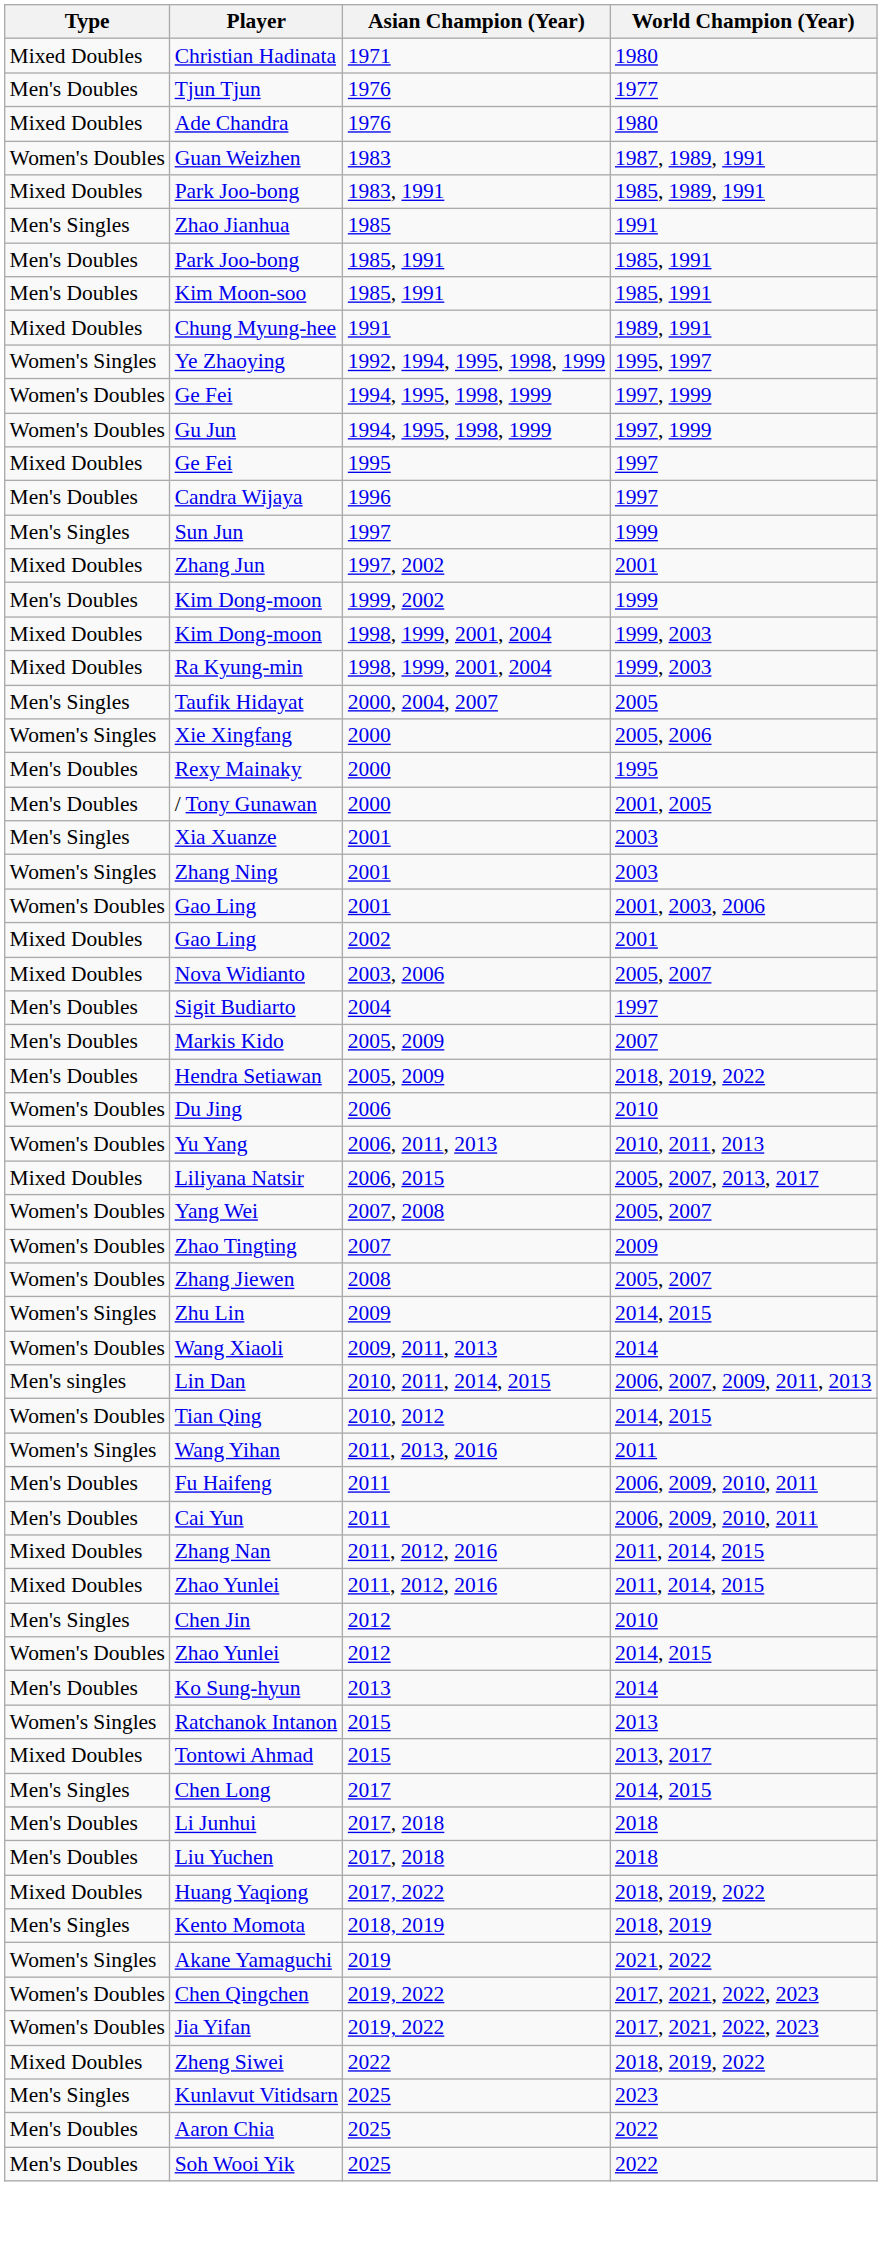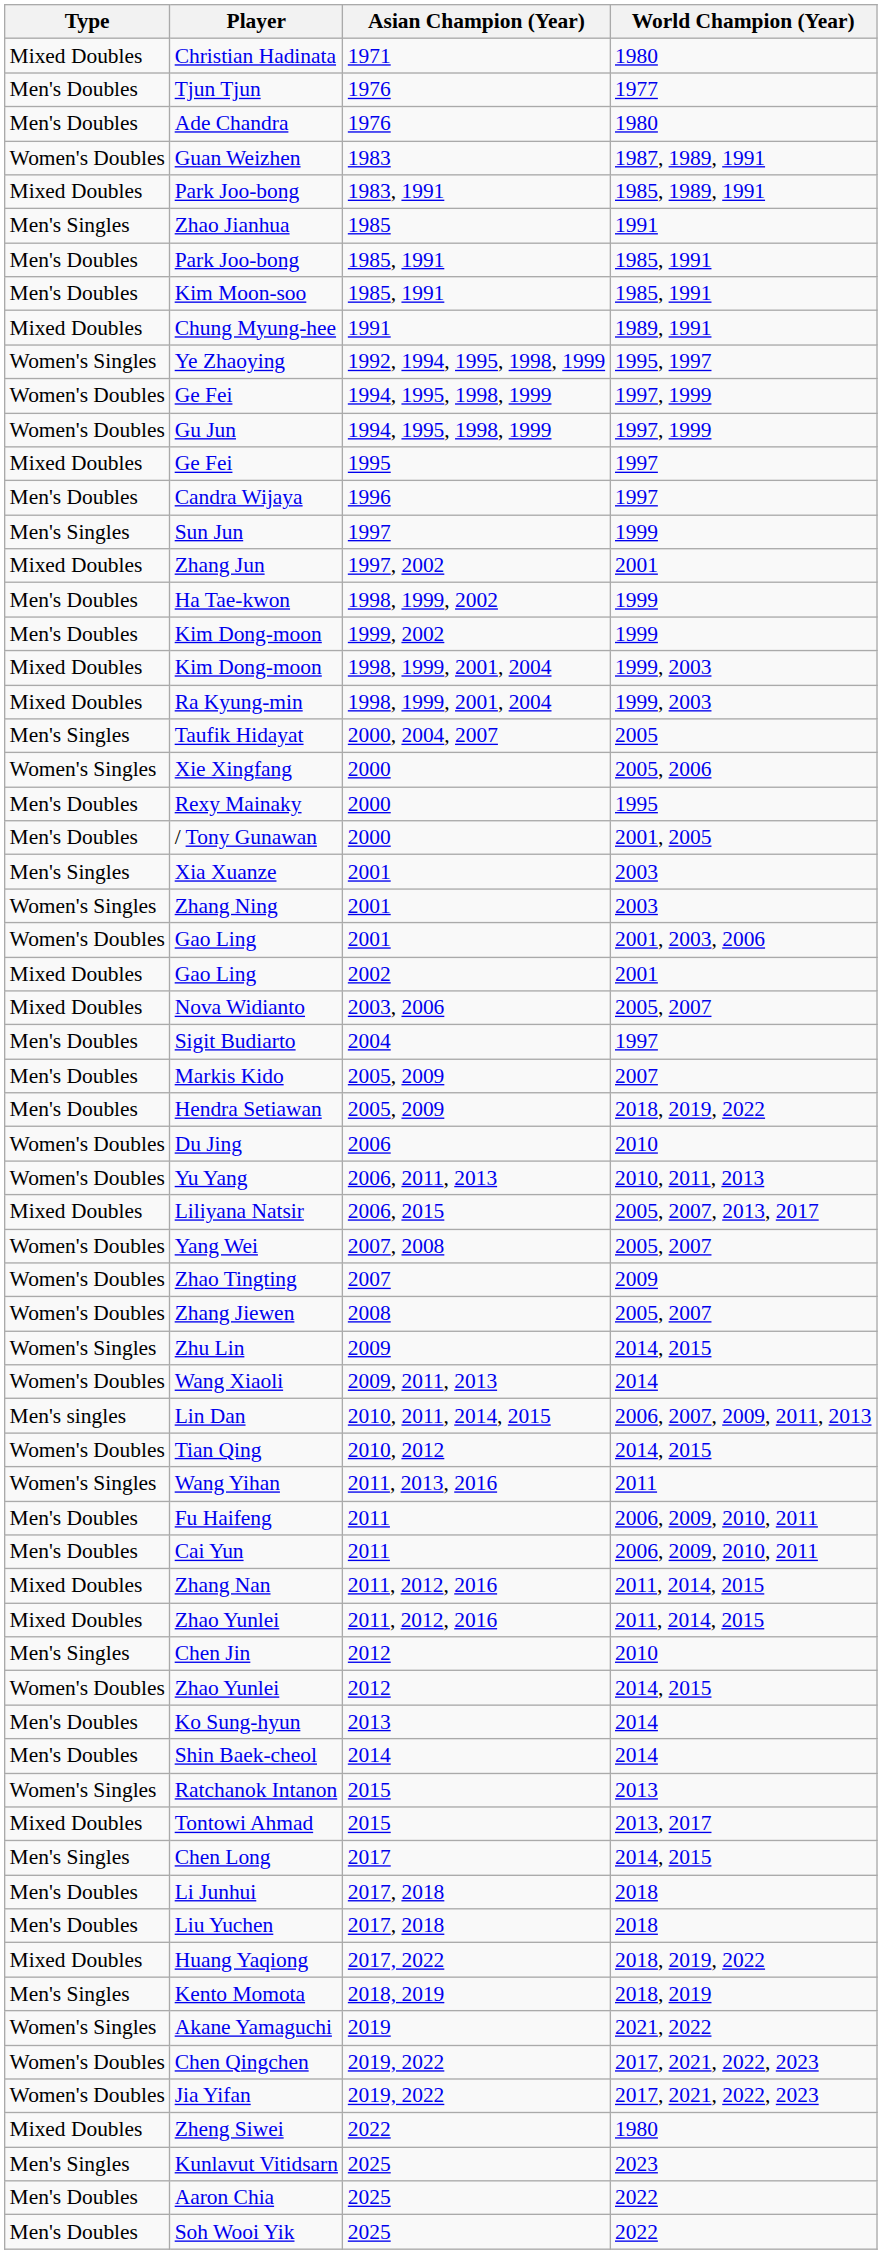(76, 123) Mixed Doubles -> (74, 123) Men's Doubles
+ row: (232, 599)
+ row: (246, 1755)
(690, 2061) 2018, 2019, 2022 -> (636, 2129) 1980
